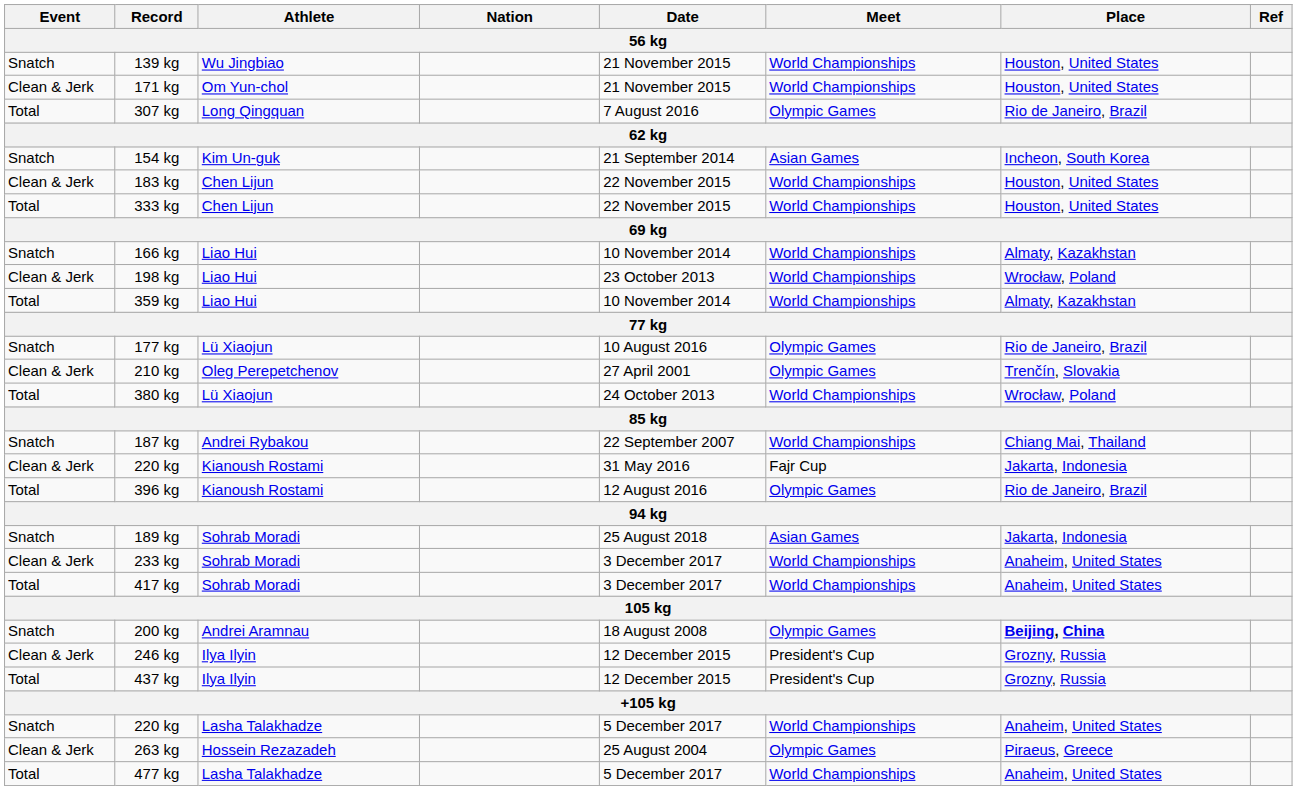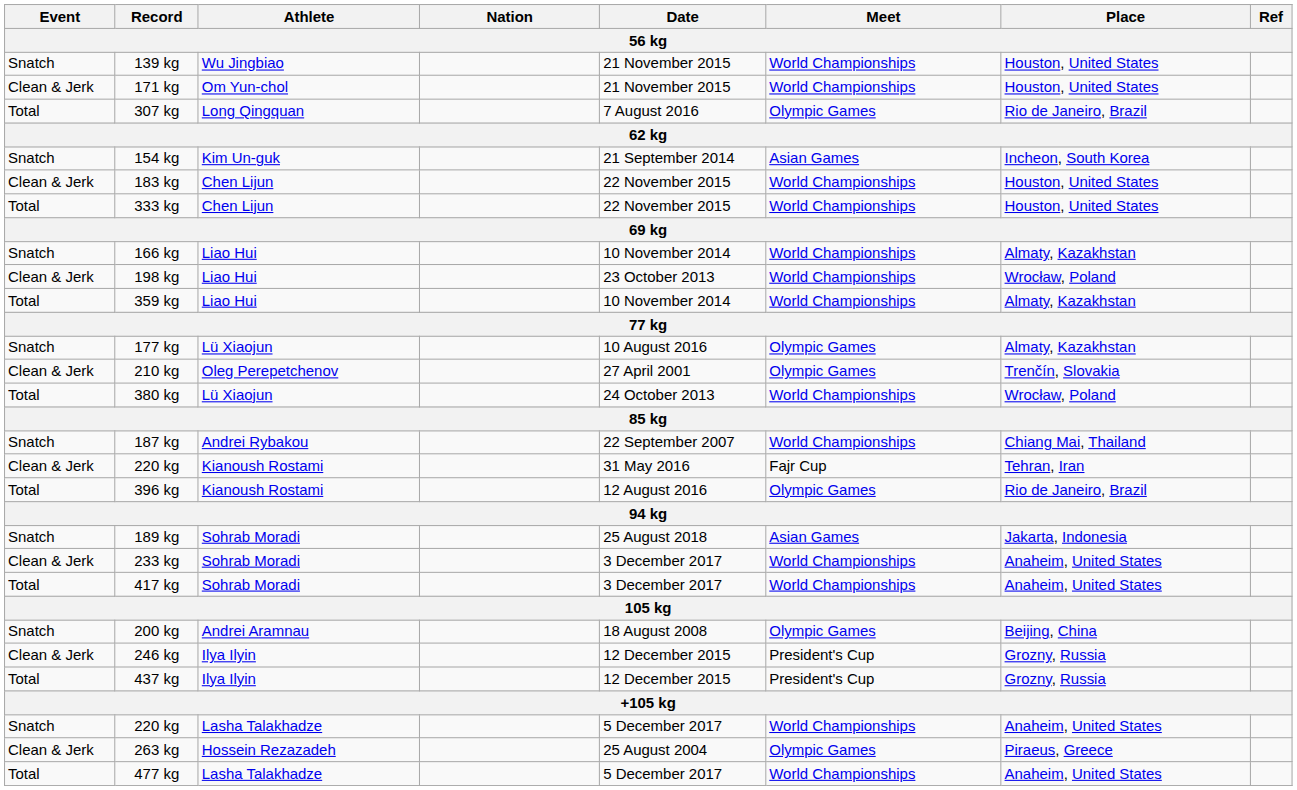(1076, 348) Rio de Janeiro, Brazil -> (1070, 348) Almaty, Kazakhstan
(1066, 466) Jakarta, Indonesia -> (1045, 466) Tehran, Iran
(1054, 632) bold -> (1051, 632) normal
